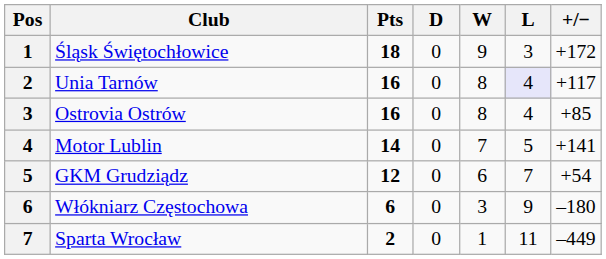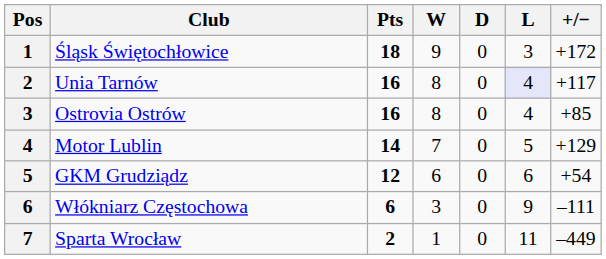columns swapped: (482, 20) <-> (436, 20)
(576, 144) +141 -> (576, 144) +129
(528, 176) 7 -> (528, 176) 6
(576, 207) –180 -> (576, 207) –111
